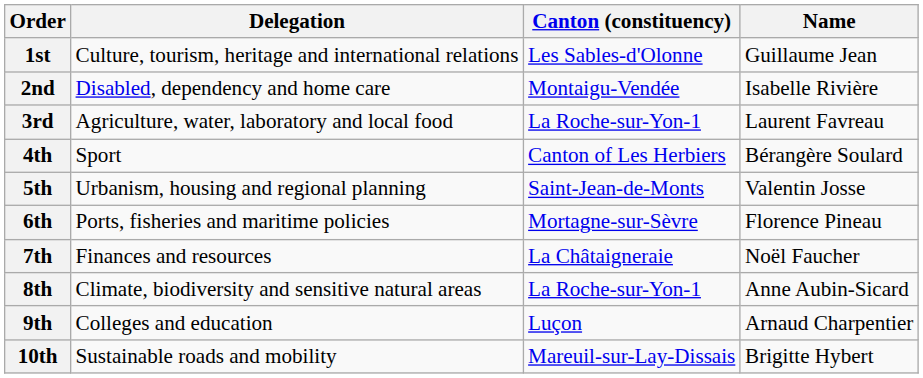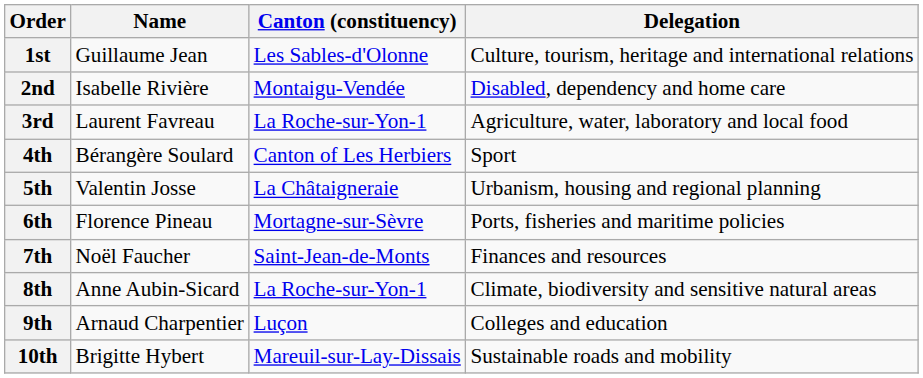columns swapped: (829, 21) <-> (297, 21)
(616, 188) Saint-Jean-de-Monts -> (326, 188) La Châtaigneraie
(601, 255) La Châtaigneraie -> (342, 255) Saint-Jean-de-Monts
